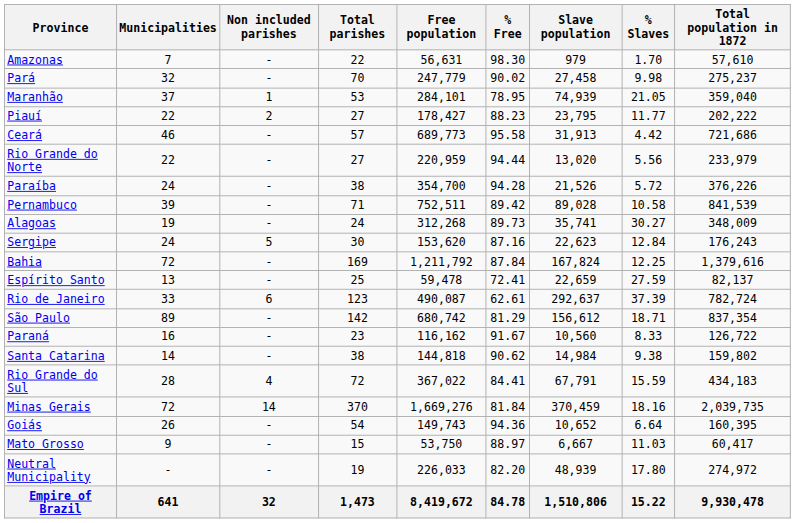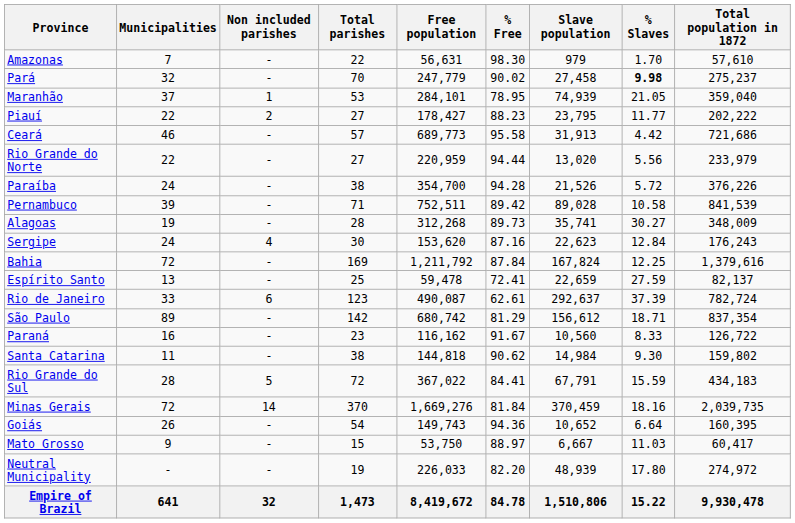(648, 78) normal -> (648, 78) bold
(357, 224) 24 -> (357, 224) 28
(269, 242) 5 -> (269, 242) 4
(168, 356) 14 -> (168, 356) 11
(648, 356) 9.38 -> (648, 356) 9.30
(269, 381) 4 -> (269, 381) 5
